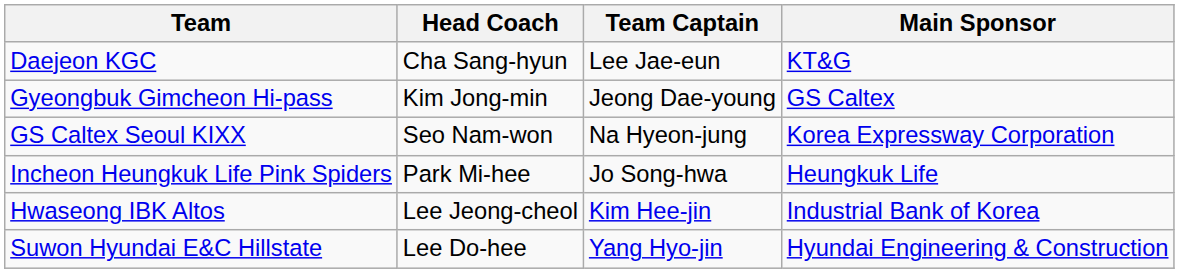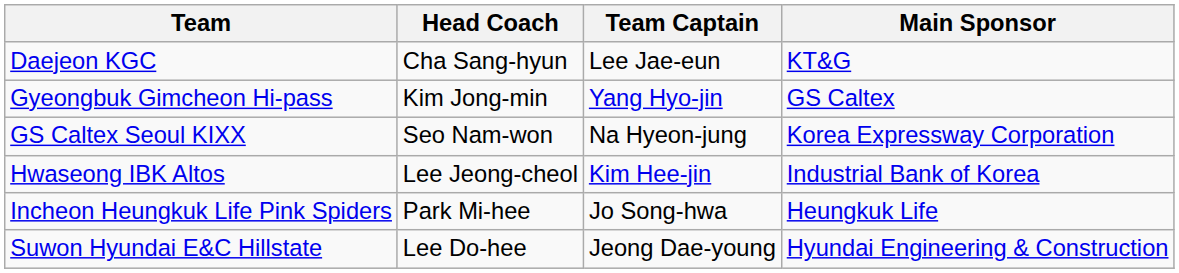(682, 98) Jeong Dae-young -> (656, 98) Yang Hyo-jin
rows swapped: (117, 211) <-> (201, 173)
(656, 248) Yang Hyo-jin -> (682, 248) Jeong Dae-young
